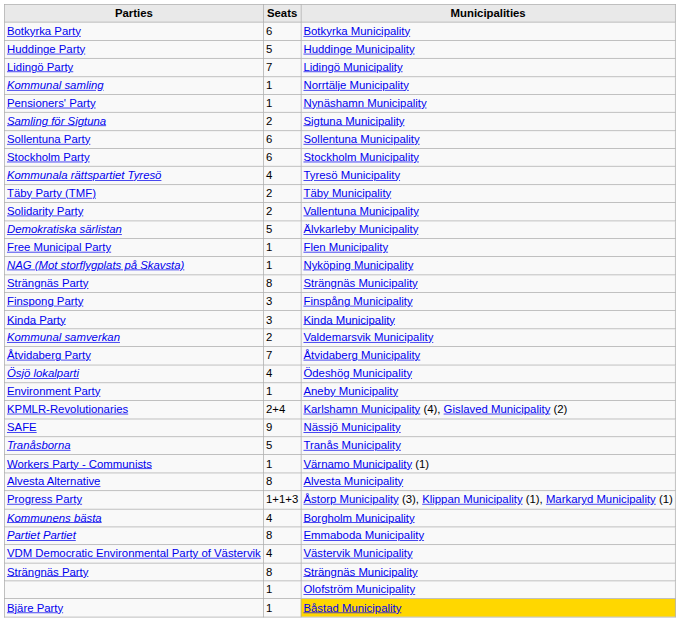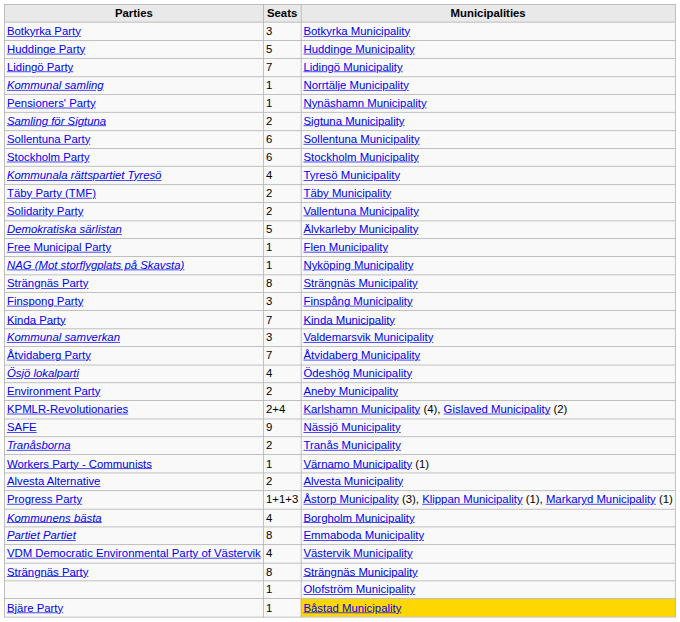(269, 31) 6 -> (269, 31) 3
(269, 319) 3 -> (269, 319) 7
(269, 337) 2 -> (269, 337) 3
(269, 391) 1 -> (269, 391) 2
(269, 445) 5 -> (269, 445) 2
(269, 481) 8 -> (269, 481) 2
